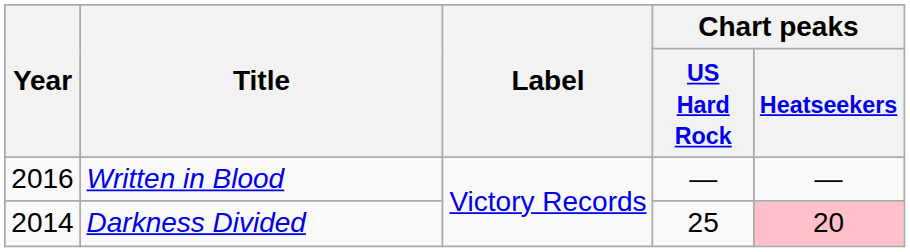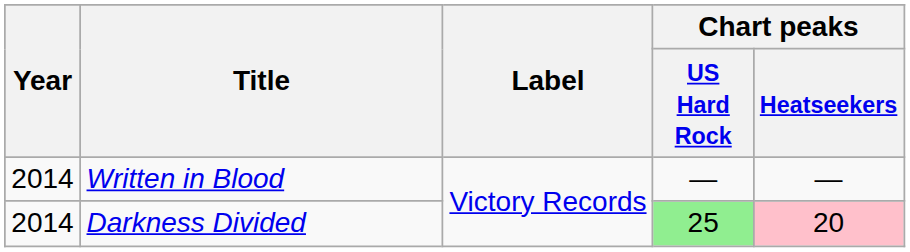(42, 178) 2016 -> (42, 178) 2014
(703, 222) no background -> (703, 222) lightgreen background
